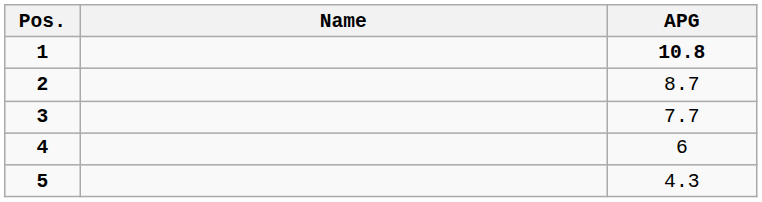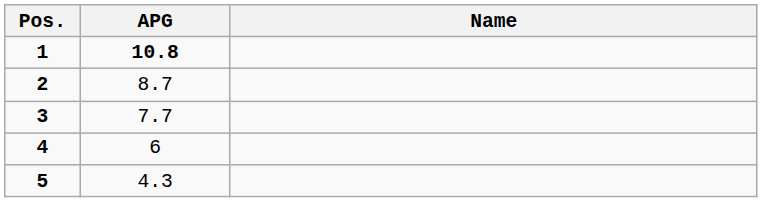columns swapped: (343, 21) <-> (682, 21)
